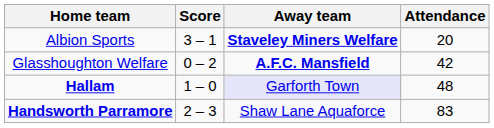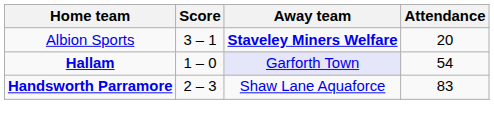- row: (90, 63)
(445, 87) 48 -> (445, 63) 54
